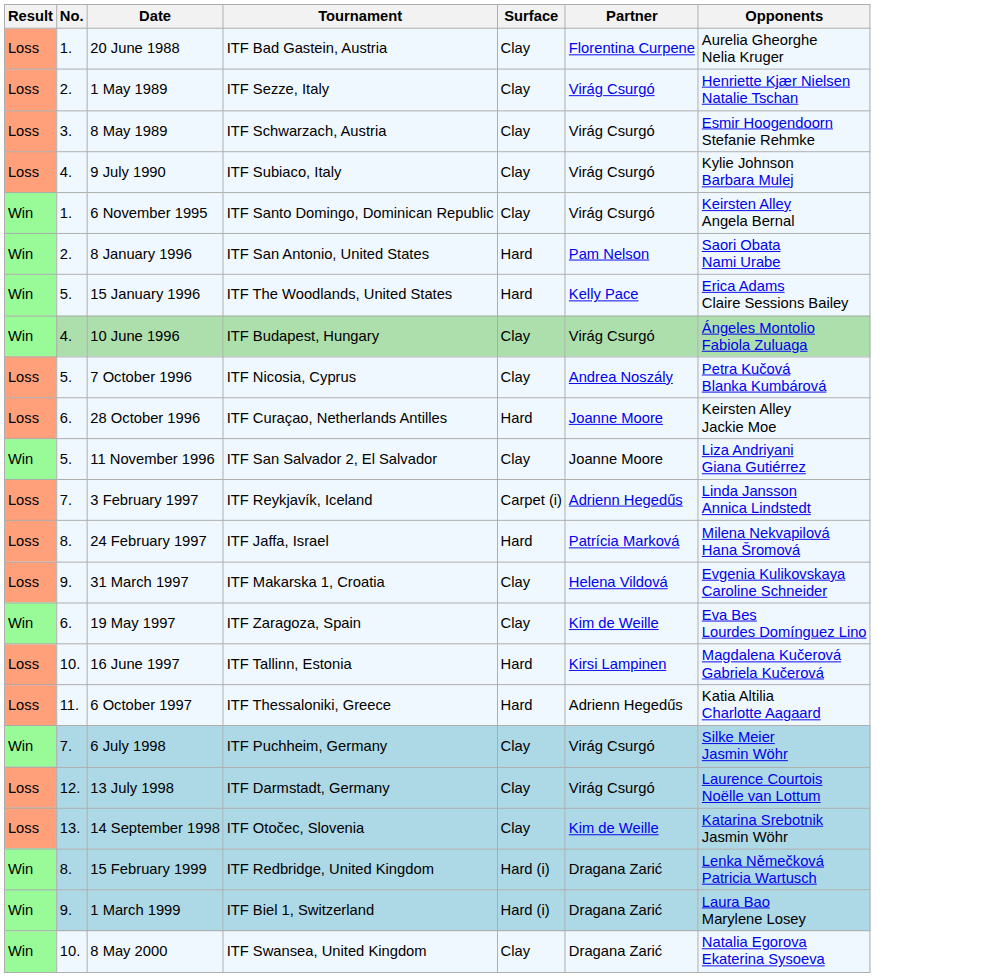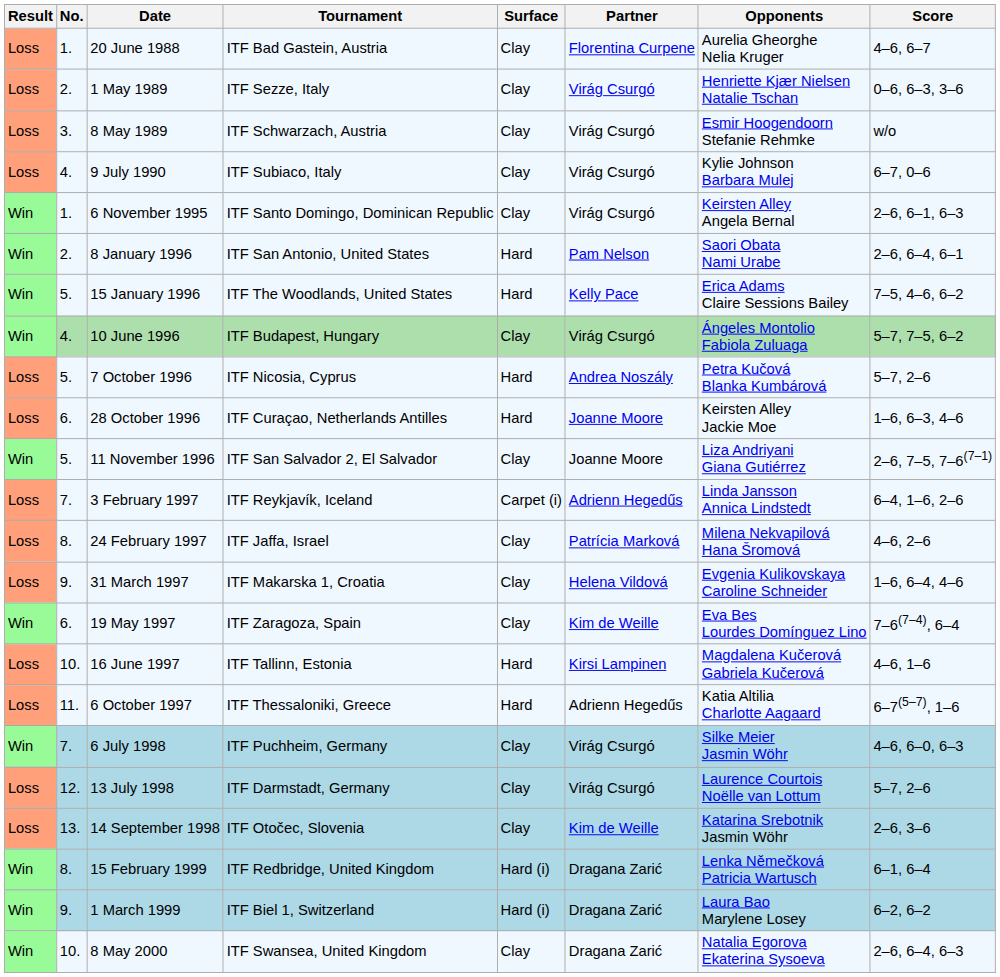+ column: (933, 15)
(515, 376) Clay -> (517, 376) Hard
(517, 540) Hard -> (515, 540) Clay
